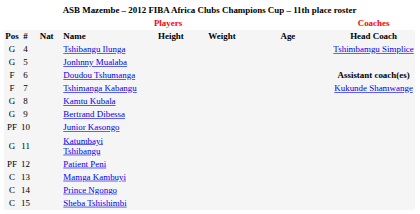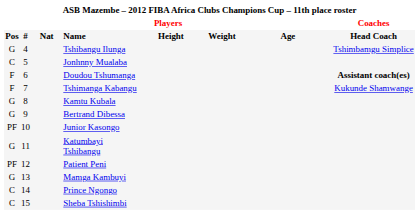(12, 62) G -> (12, 62) C
(12, 177) C -> (12, 177) G
